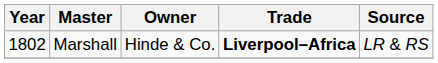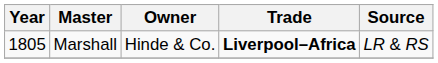(27, 44) 1802 -> (27, 44) 1805
